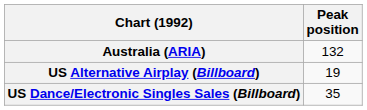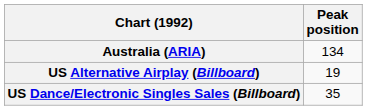(333, 51) 132 -> (333, 51) 134
